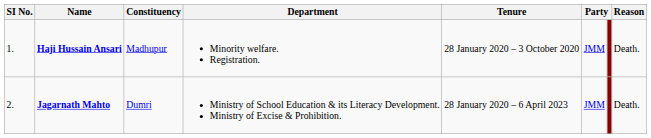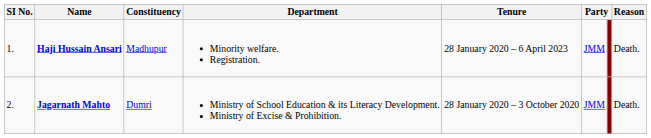(512, 48) 28 January 2020 – 3 October 2020 -> (506, 48) 28 January 2020 – 6 April 2023
(506, 105) 28 January 2020 – 6 April 2023 -> (512, 105) 28 January 2020 – 3 October 2020
